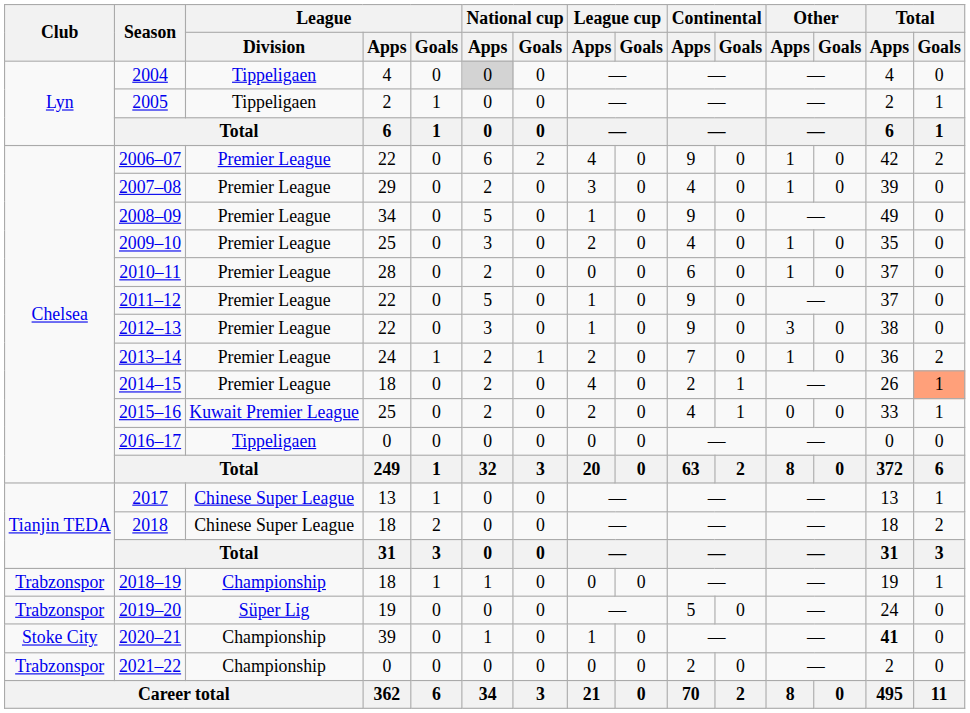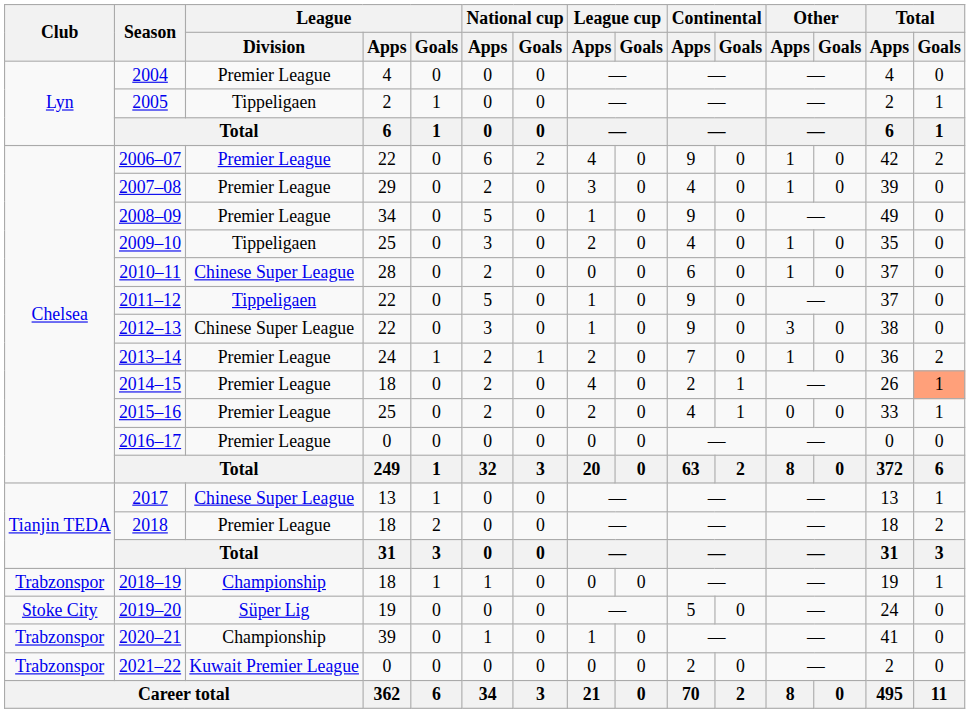(274, 74) Tippeligaen -> (274, 74) Premier League
(488, 74) lightgrey background -> (488, 74) no background
(274, 243) Premier League -> (274, 243) Tippeligaen
(274, 272) Premier League -> (274, 272) Chinese Super League
(274, 300) Premier League -> (274, 300) Tippeligaen
(274, 328) Premier League -> (274, 328) Chinese Super League
(274, 412) Kuwait Premier League -> (274, 412) Premier League
(274, 441) Tippeligaen -> (274, 441) Premier League
(274, 525) Chinese Super League -> (274, 525) Premier League
(60, 610) Trabzonspor -> (60, 610) Stoke City
(60, 638) Stoke City -> (60, 638) Trabzonspor
(889, 638) bold -> (889, 638) normal
(274, 666) Championship -> (274, 666) Kuwait Premier League
